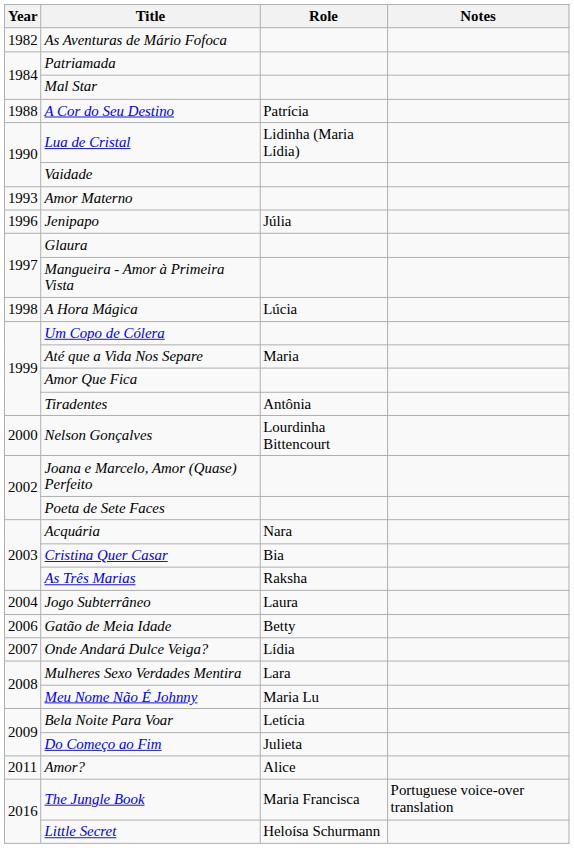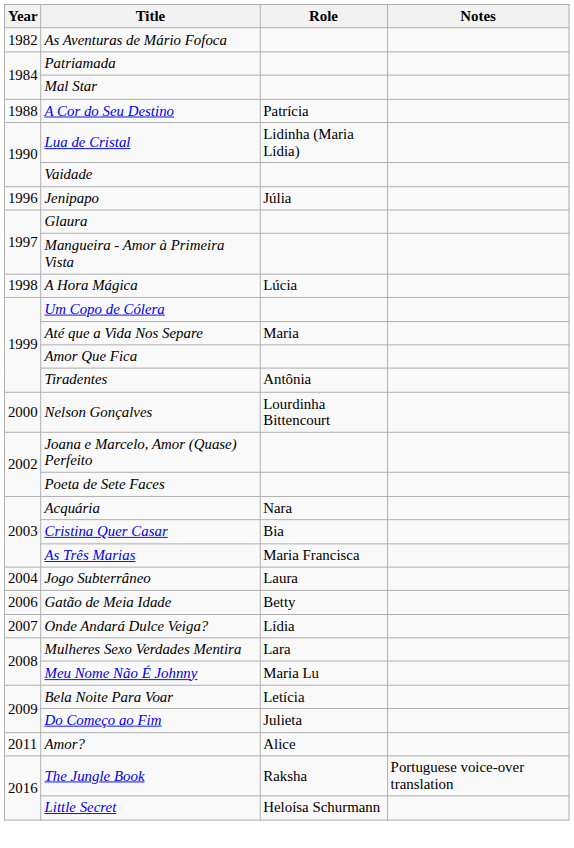- row: (89, 198)
(285, 578) Raksha -> (311, 555) Maria Francisca
(311, 799) Maria Francisca -> (285, 775) Raksha
